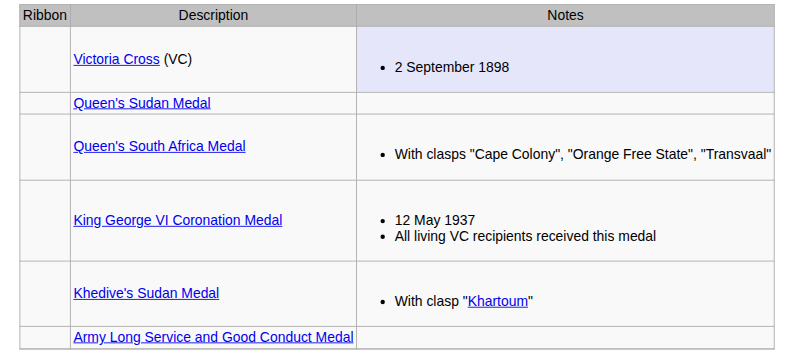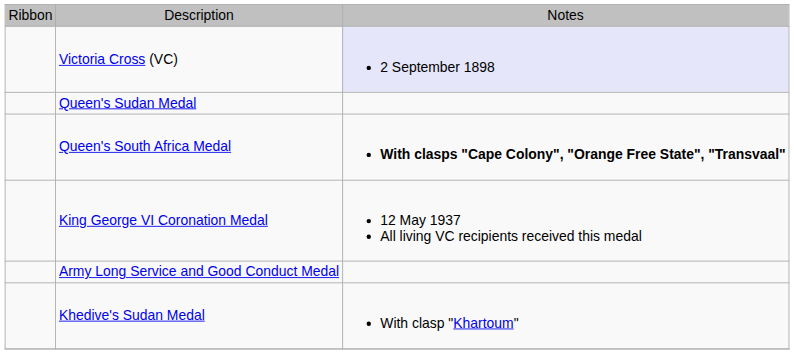(566, 155) normal -> (566, 155) bold
rows swapped: (213, 337) <-> (146, 293)
